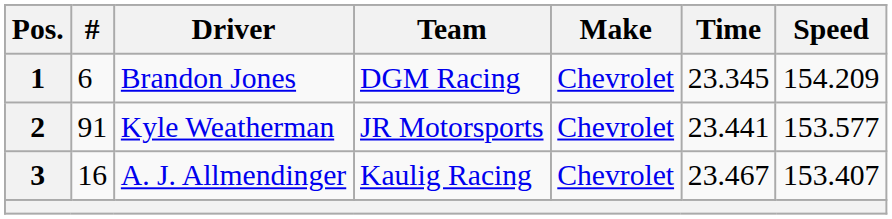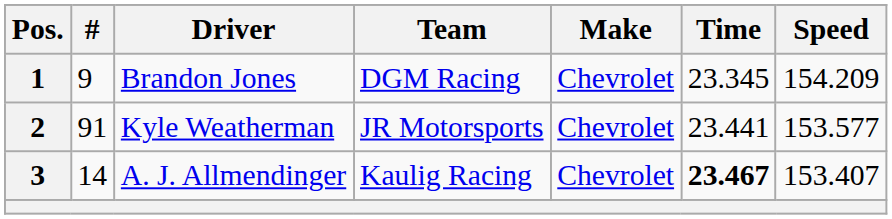(85, 77) 6 -> (85, 77) 9
(92, 175) 16 -> (92, 175) 14
(729, 175) normal -> (729, 175) bold
